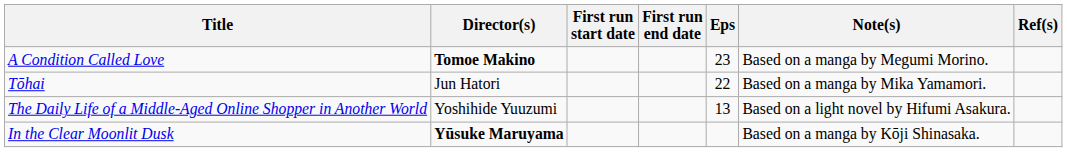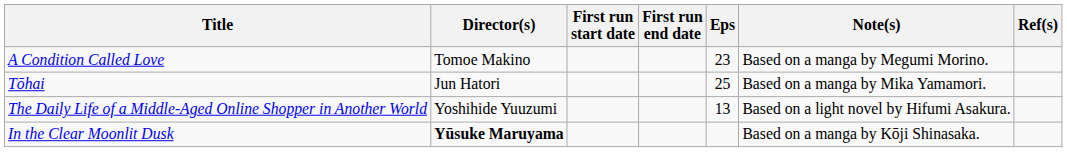(485, 59) bold -> (482, 59) normal
(723, 84) 22 -> (723, 84) 25
